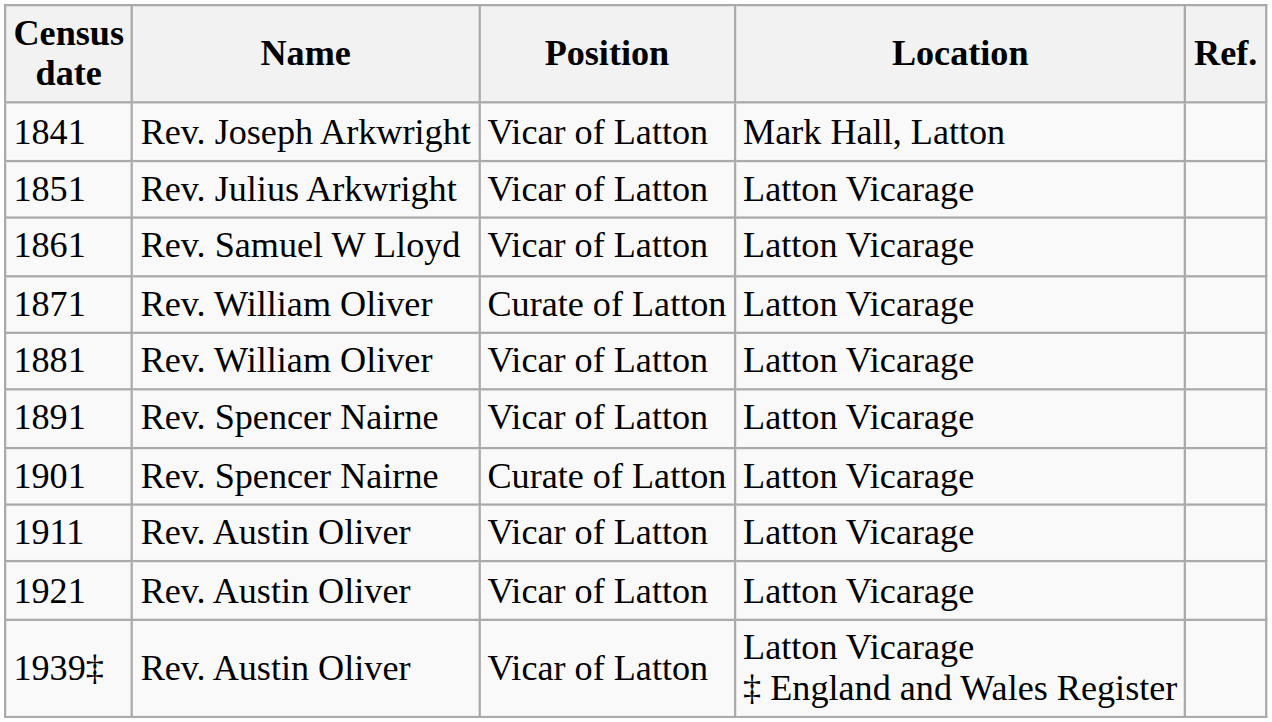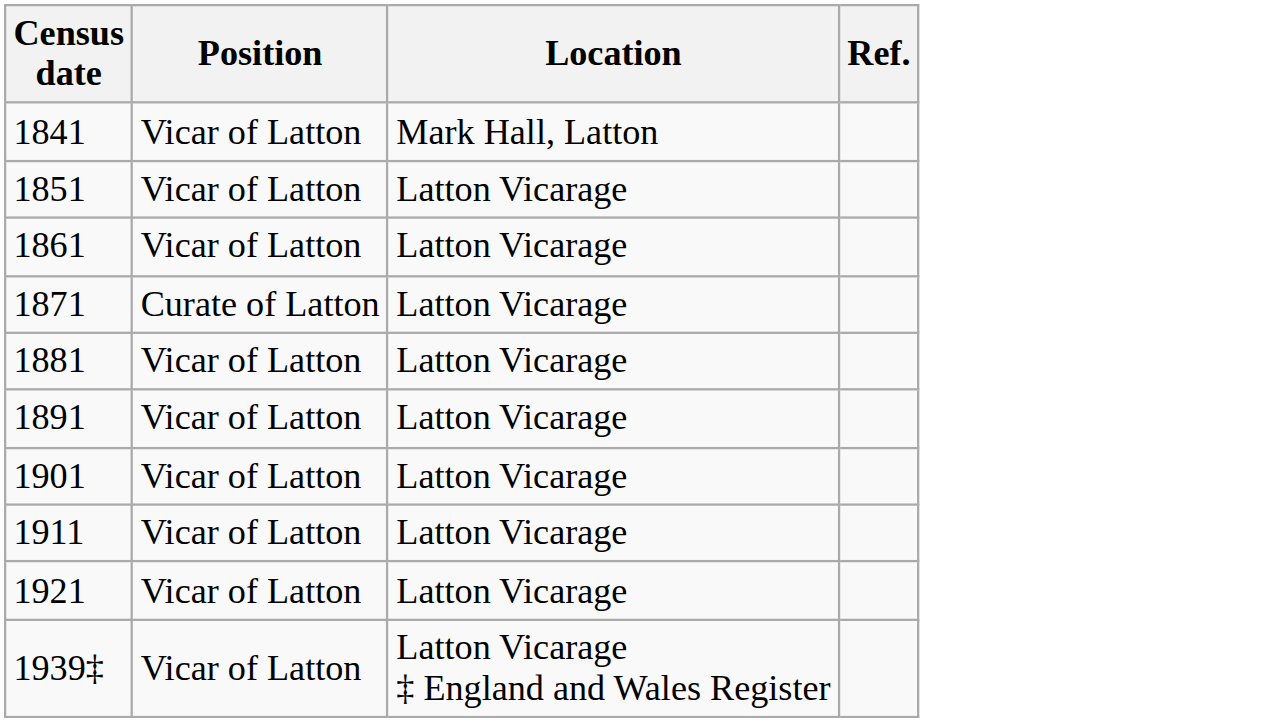- column: (306, 53)
(607, 475) Curate of Latton -> (251, 475) Vicar of Latton
